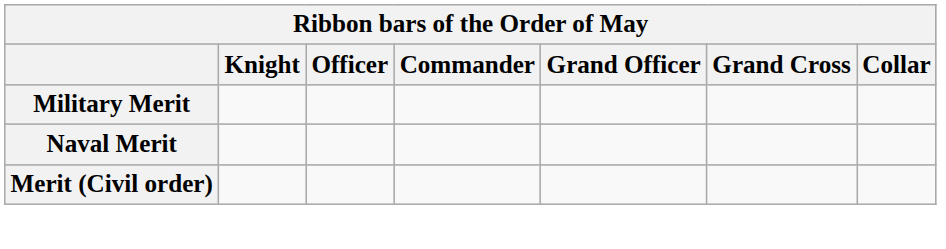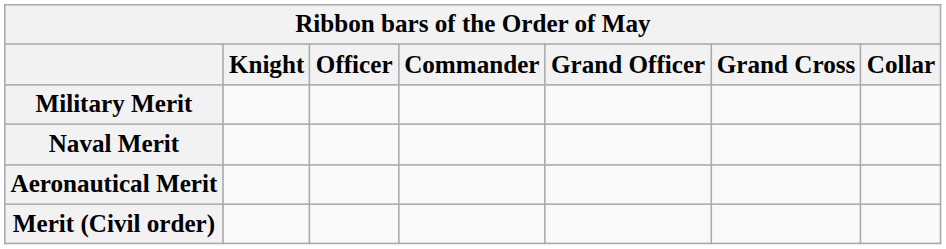+ row: (114, 183)
